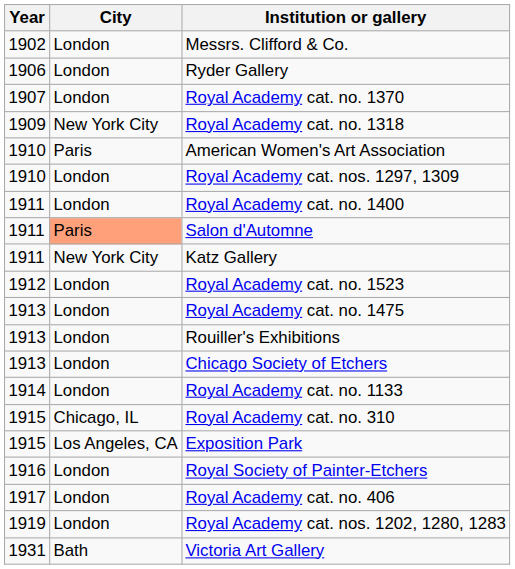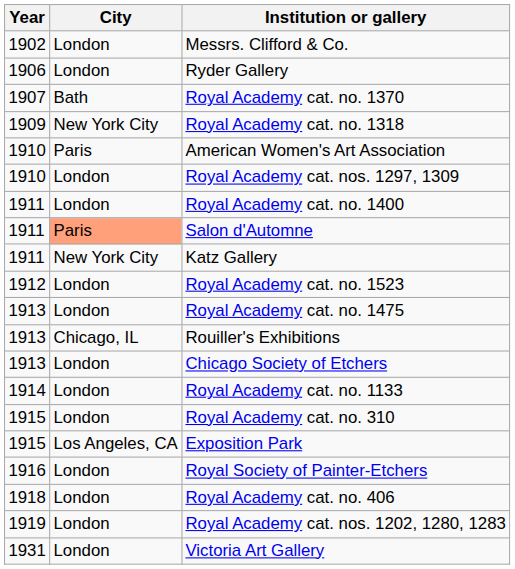(82, 97) London -> (71, 97) Bath
(82, 337) London -> (96, 337) Chicago, IL
(96, 417) Chicago, IL -> (82, 417) London
(27, 497) 1917 -> (27, 497) 1918
(71, 550) Bath -> (82, 550) London
